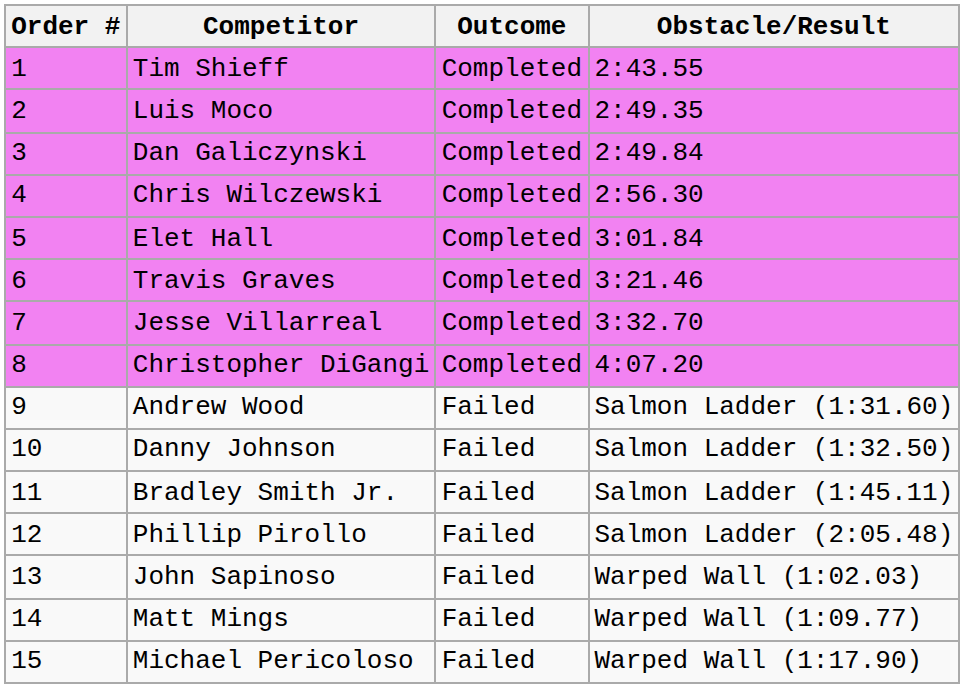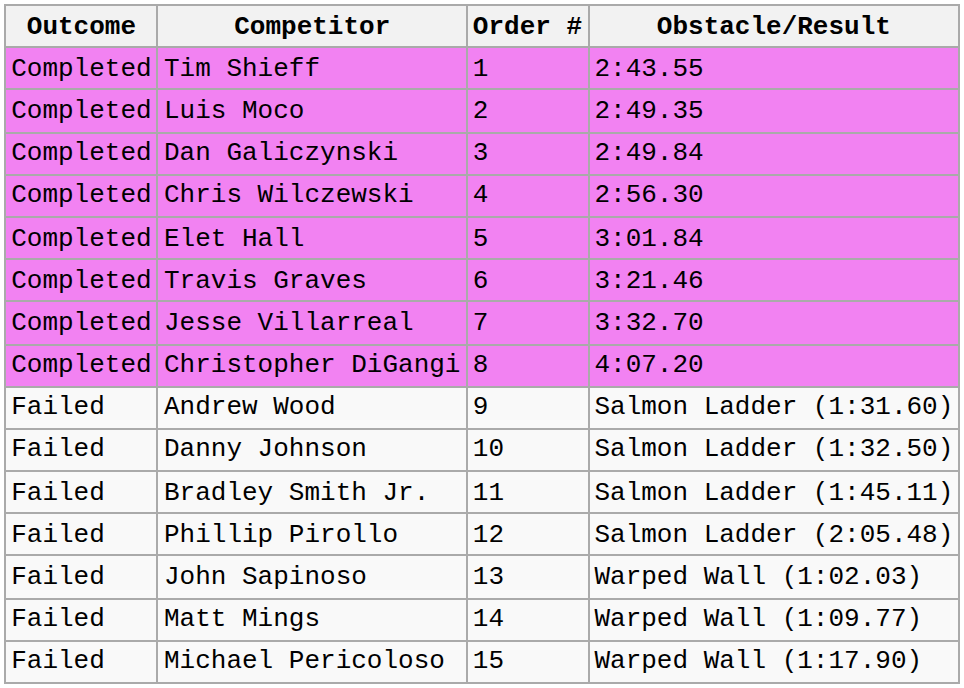columns swapped: (66, 26) <-> (512, 26)
